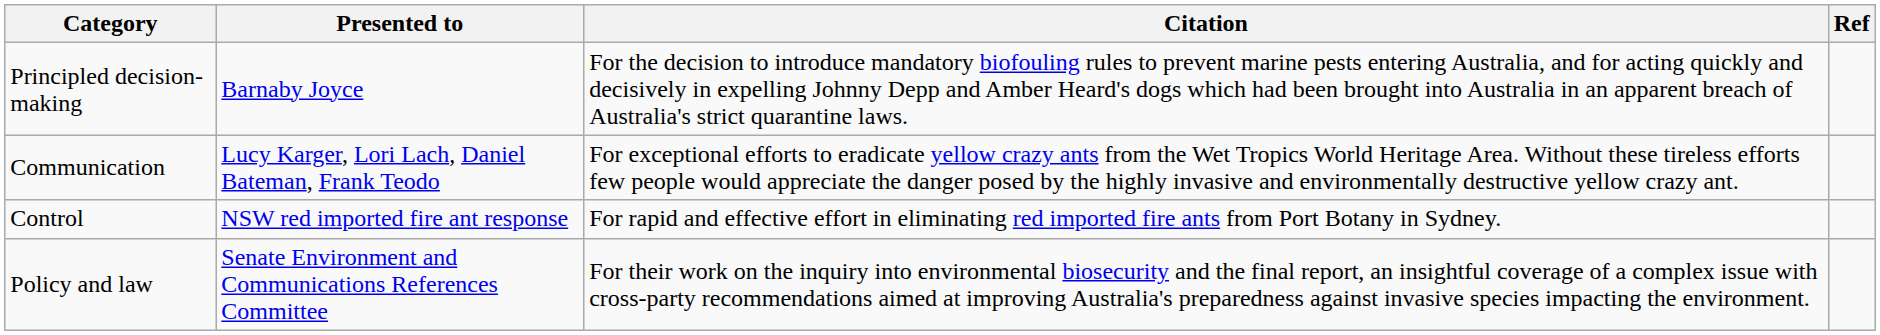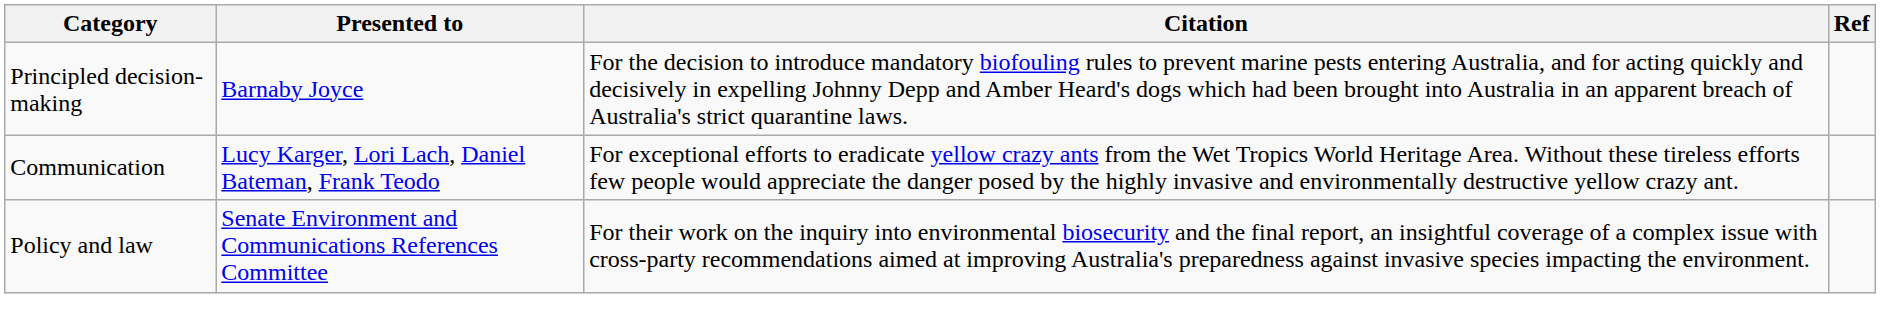- row: (47, 218)
